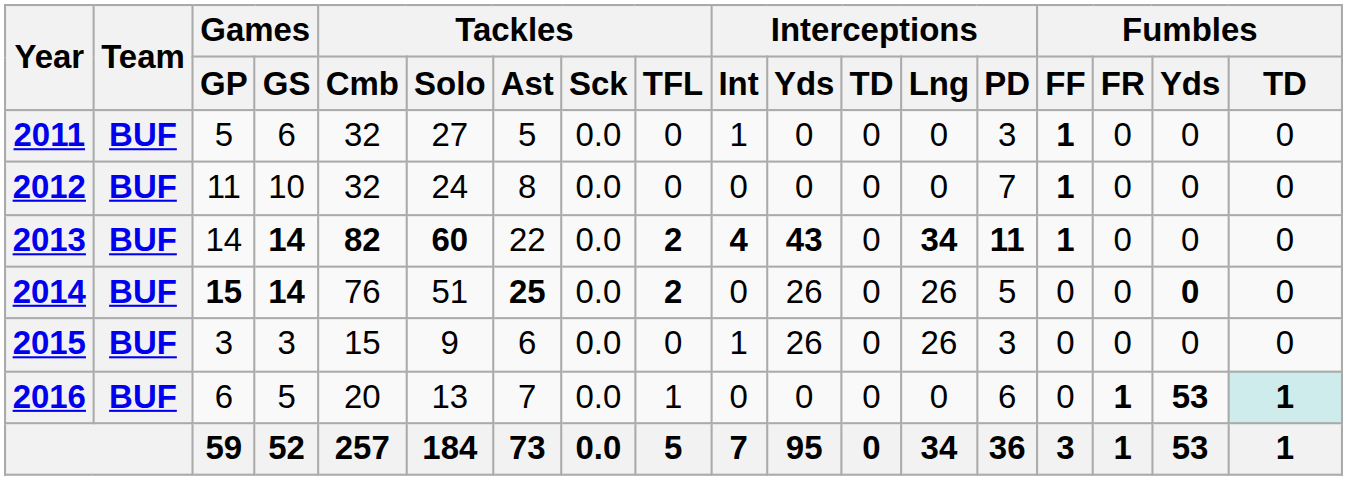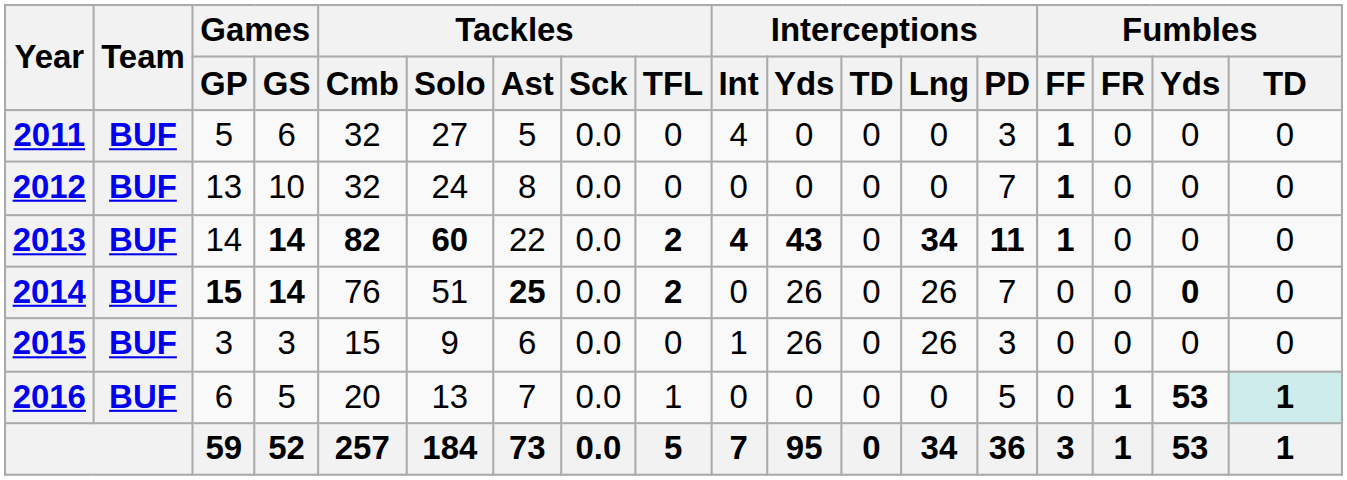(739, 135) 1 -> (739, 135) 4
(224, 187) 11 -> (224, 187) 13
(1007, 291) 5 -> (1007, 291) 7
(1007, 396) 6 -> (1007, 396) 5
